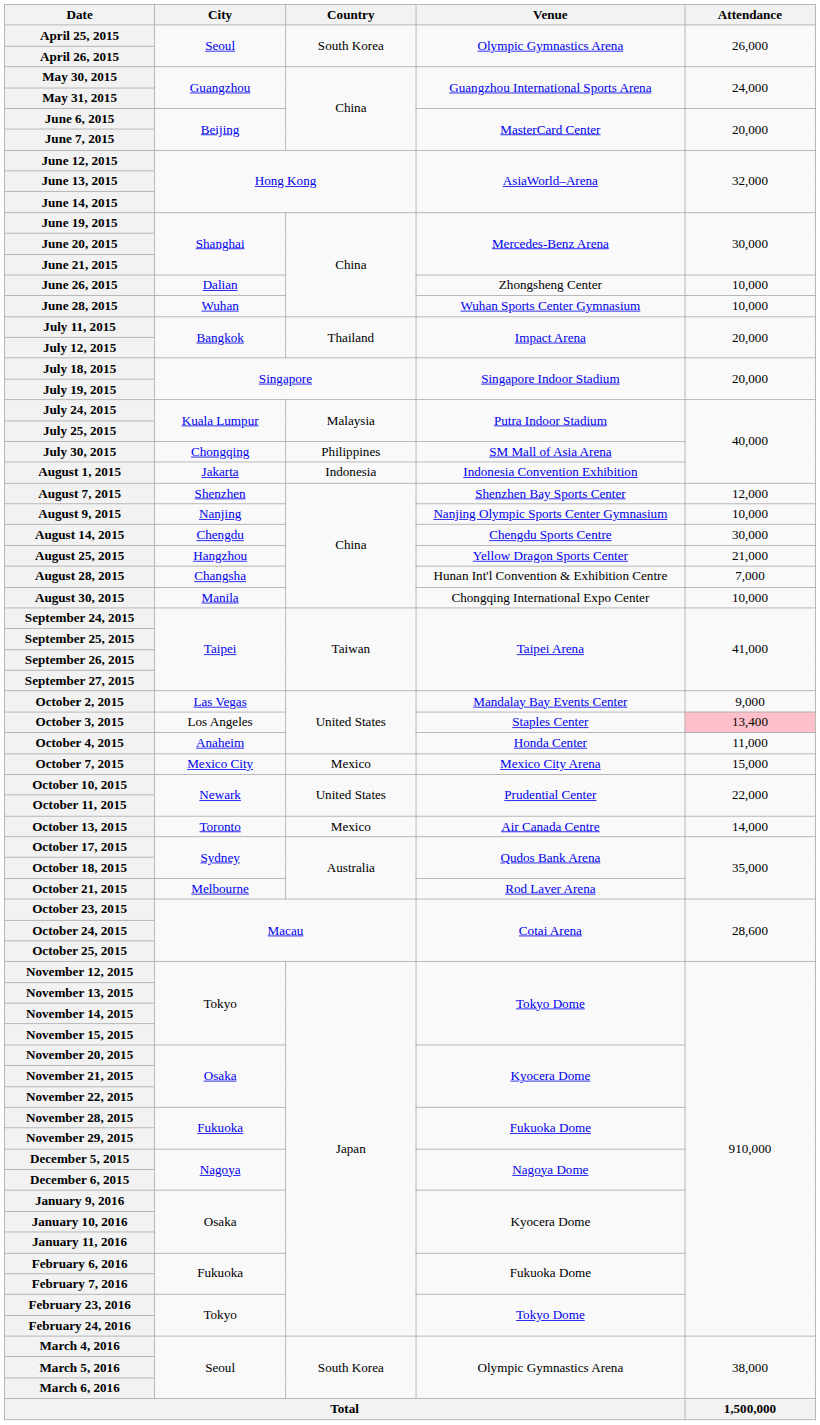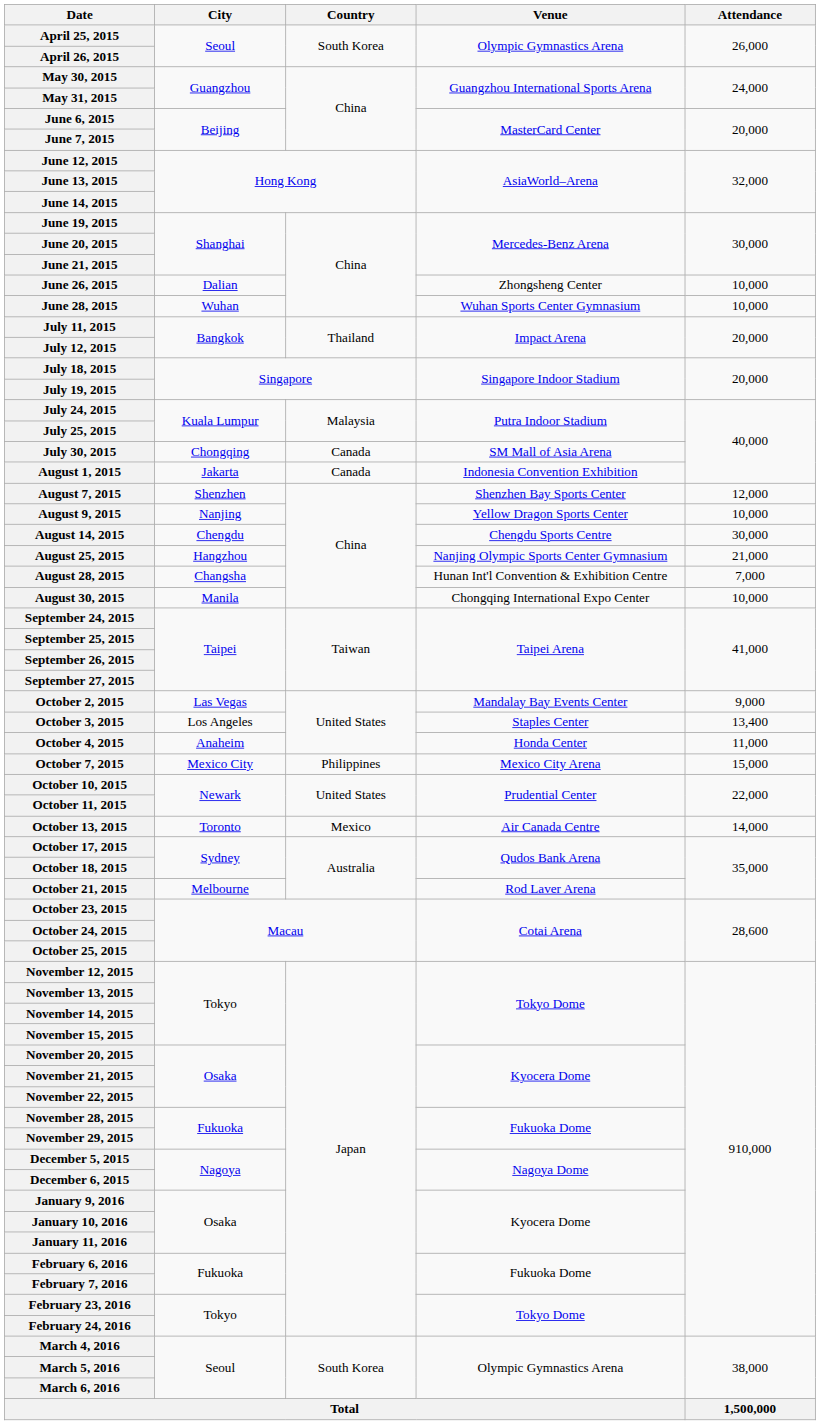(351, 451) Philippines -> (351, 451) Canada
(351, 472) Indonesia -> (351, 472) Canada
(550, 514) Nanjing Olympic Sports Center Gymnasium -> (550, 514) Yellow Dragon Sports Center
(550, 555) Yellow Dragon Sports Center -> (550, 555) Nanjing Olympic Sports Center Gymnasium
(750, 722) pink background -> (750, 722) no background
(351, 763) Mexico -> (351, 763) Philippines
